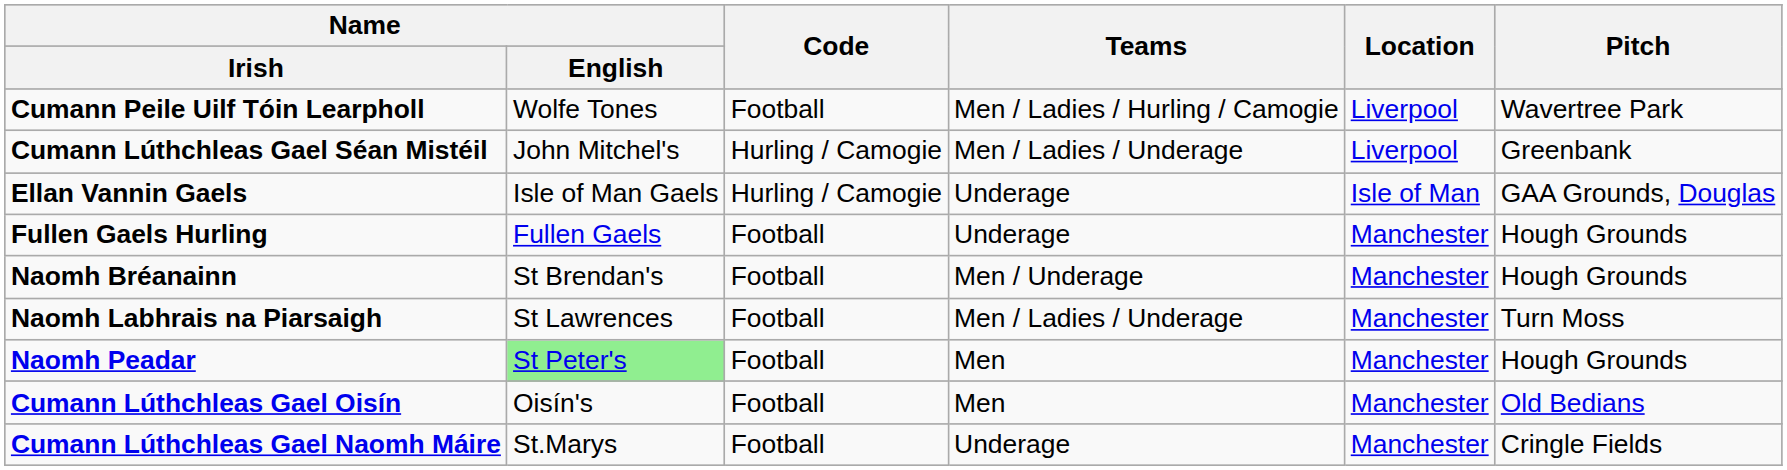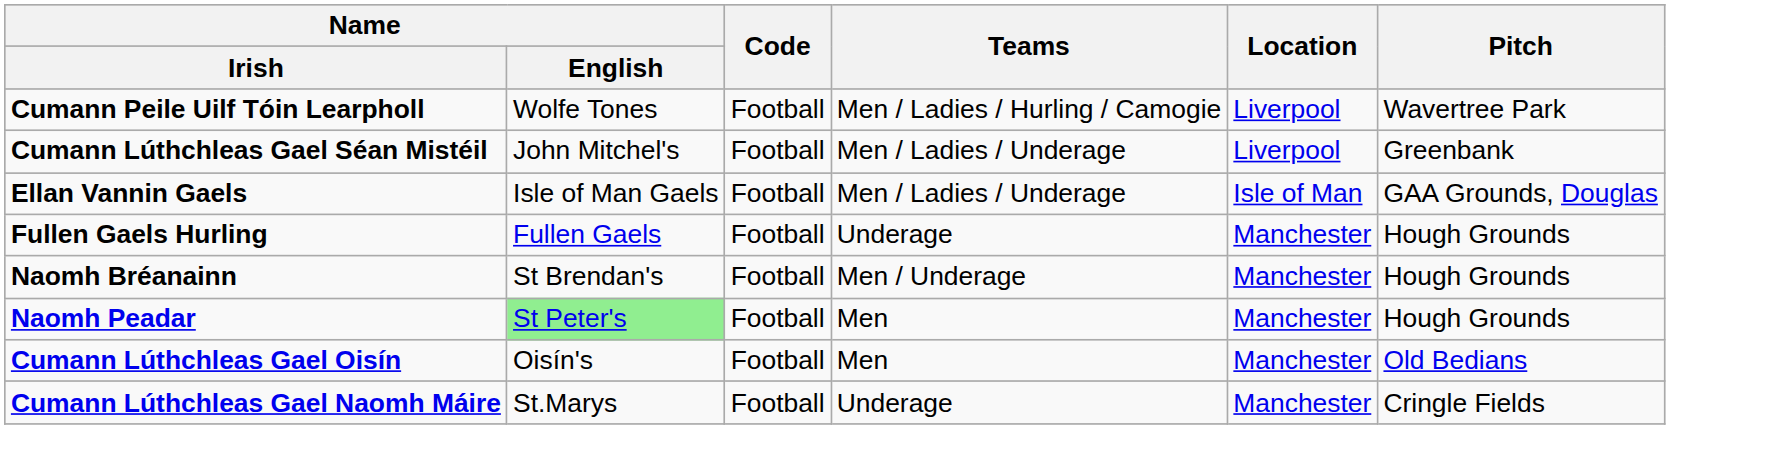(836, 151) Hurling / Camogie -> (778, 151) Football
(836, 192) Hurling / Camogie -> (778, 192) Football
(1012, 192) Underage -> (981, 192) Men / Ladies / Underage
- row: (196, 318)
